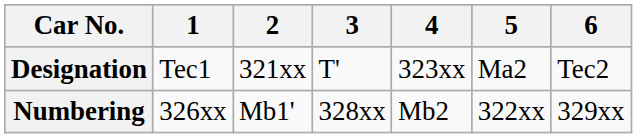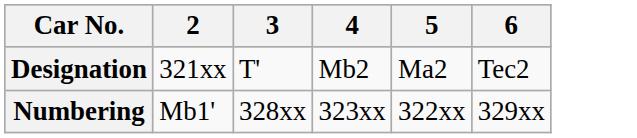- column: (193, 25)
(432, 68) 323xx -> (344, 68) Mb2
(424, 111) Mb2 -> (352, 111) 323xx
